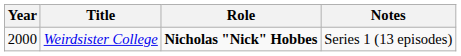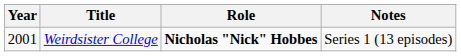(22, 39) 2000 -> (22, 39) 2001
